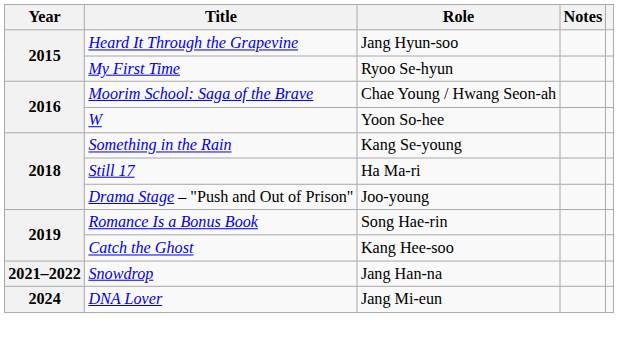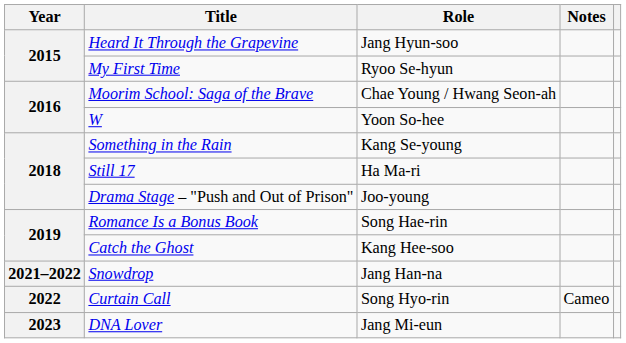+ row: (129, 299)
(45, 299) 2024 -> (45, 324) 2023
